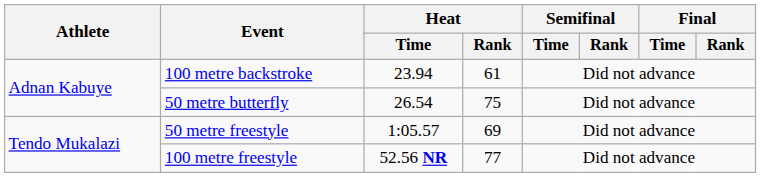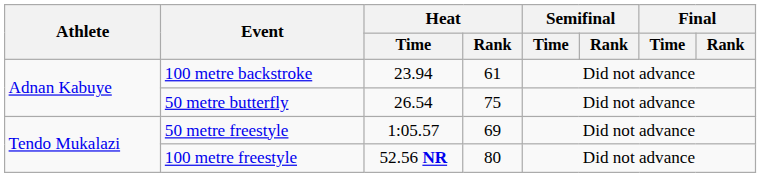(493, 158) 77 -> (493, 158) 80
